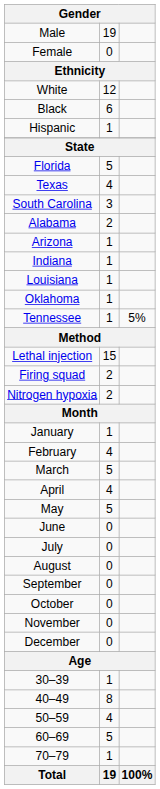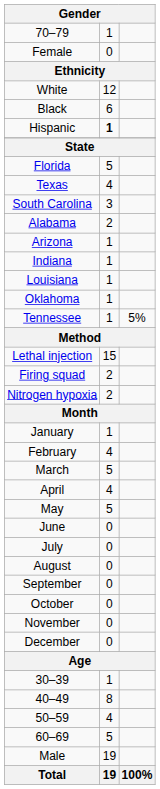rows swapped: (52, 33) <-> (52, 756)
(109, 128) normal -> (109, 128) bold
